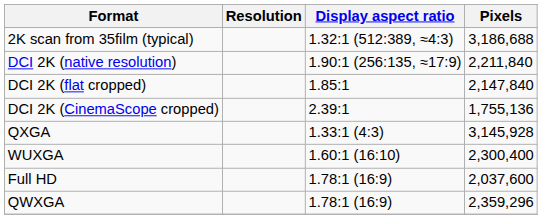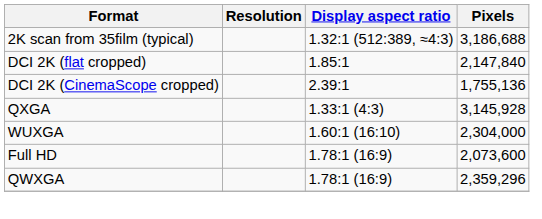- row: (92, 62)
(501, 156) 2,300,400 -> (493, 132) 2,304,000
(501, 179) 2,037,600 -> (493, 156) 2,073,600
